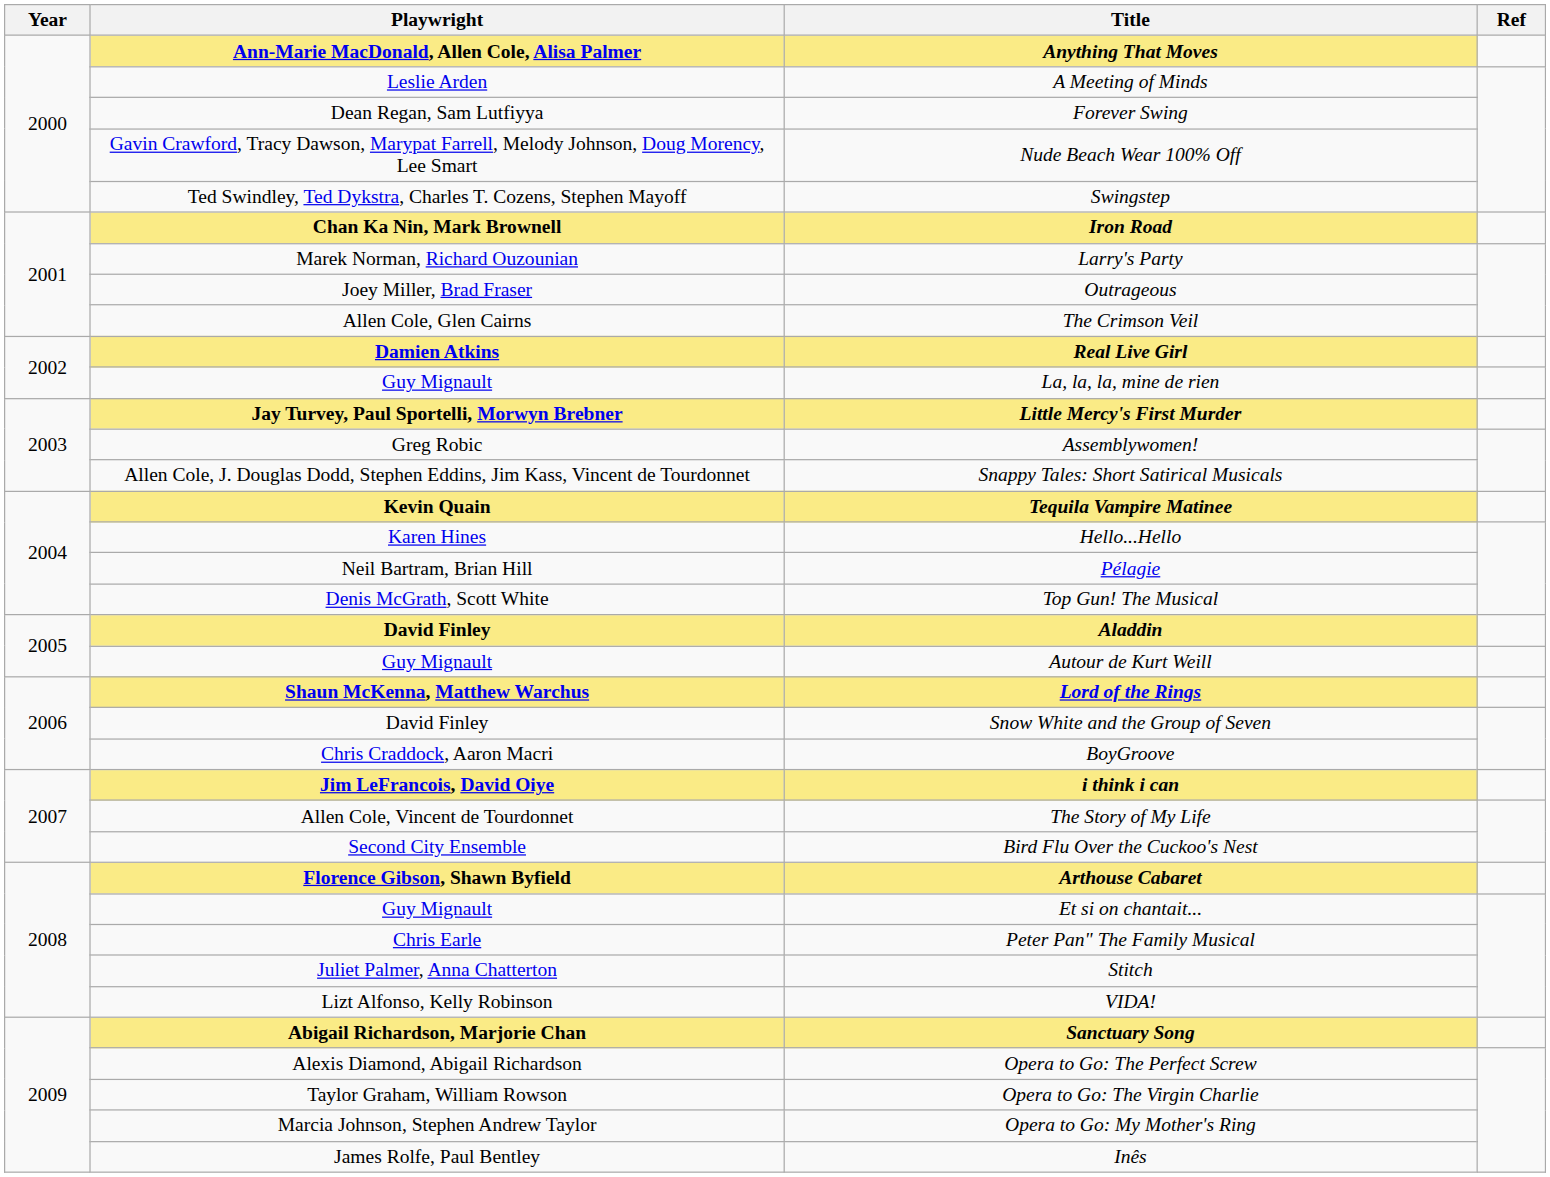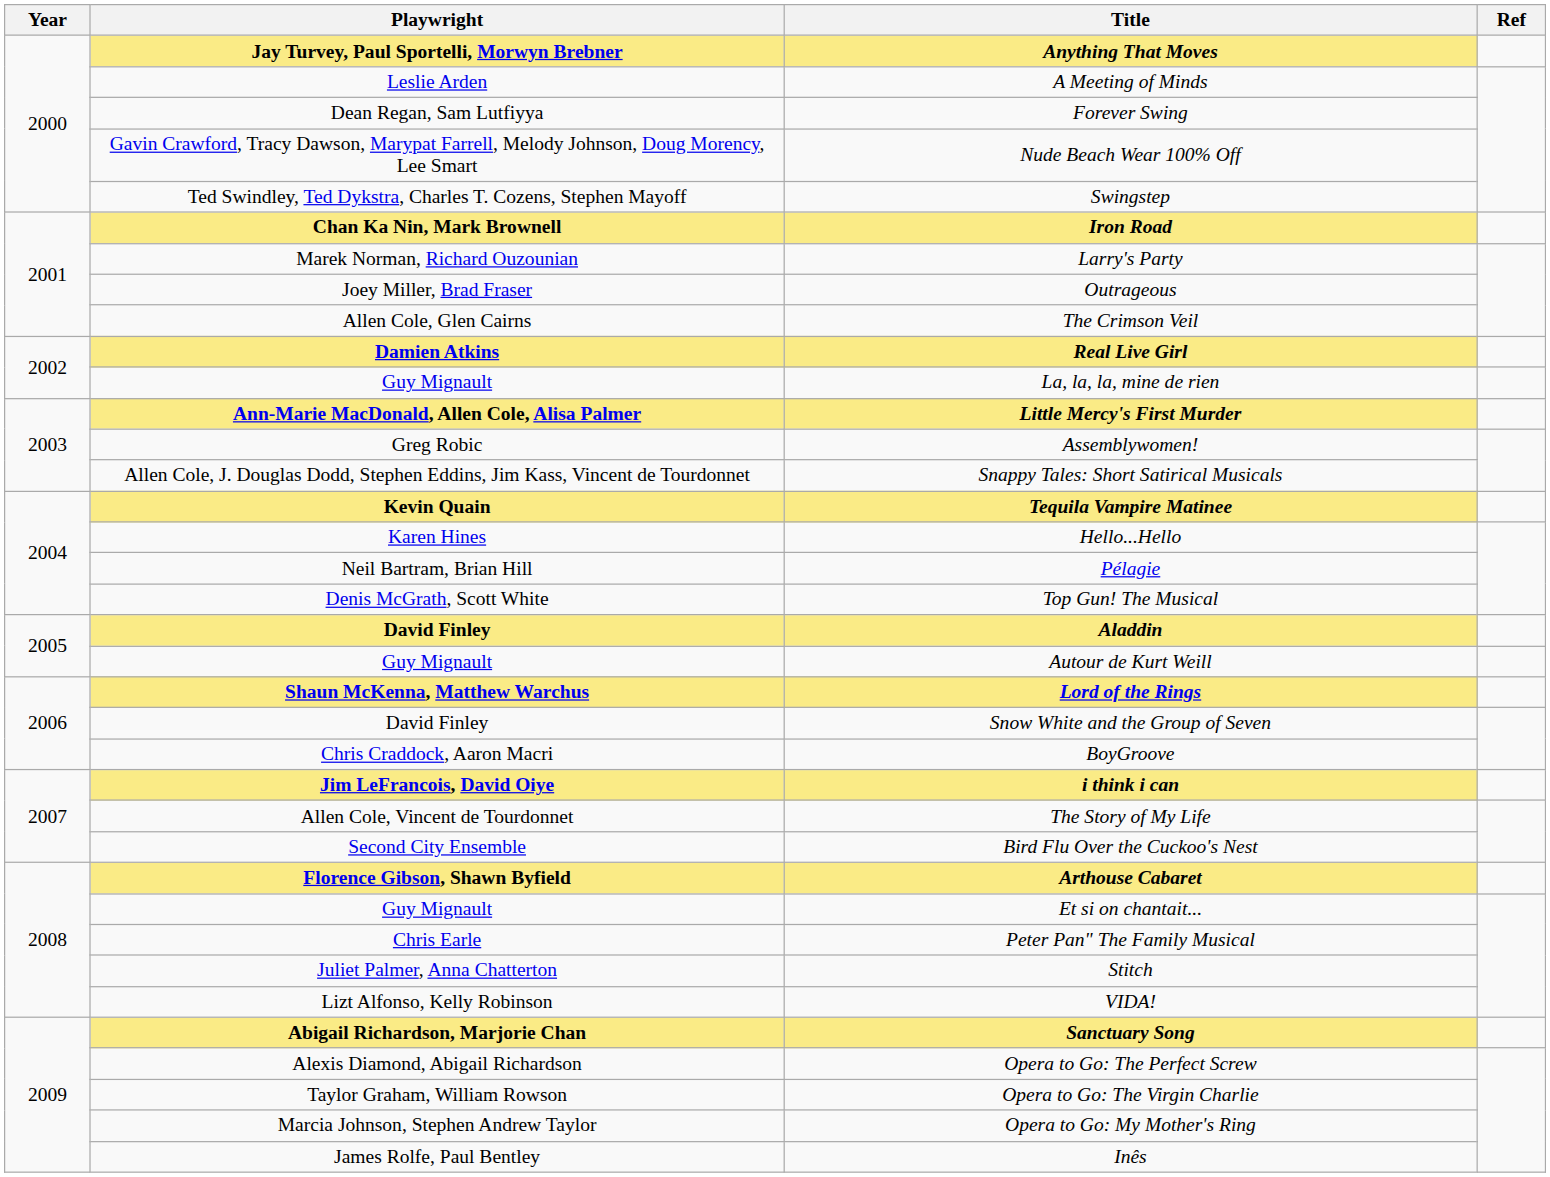(437, 50) Ann-Marie MacDonald, Allen Cole, Alisa Palmer -> (437, 50) Jay Turvey, Paul Sportelli, Morwyn Brebner
(437, 413) Jay Turvey, Paul Sportelli, Morwyn Brebner -> (437, 413) Ann-Marie MacDonald, Allen Cole, Alisa Palmer
